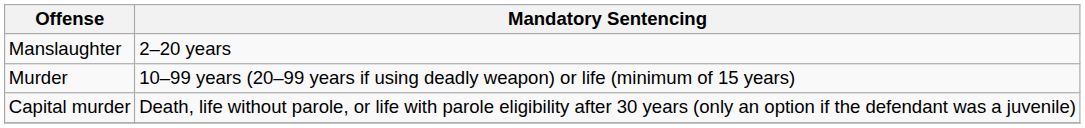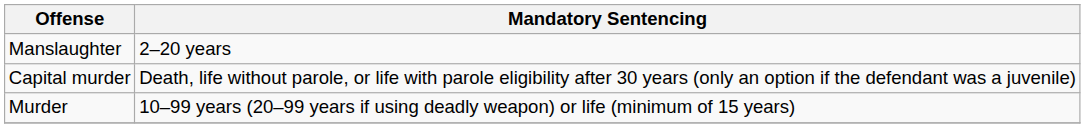rows swapped: (38, 78) <-> (70, 107)
